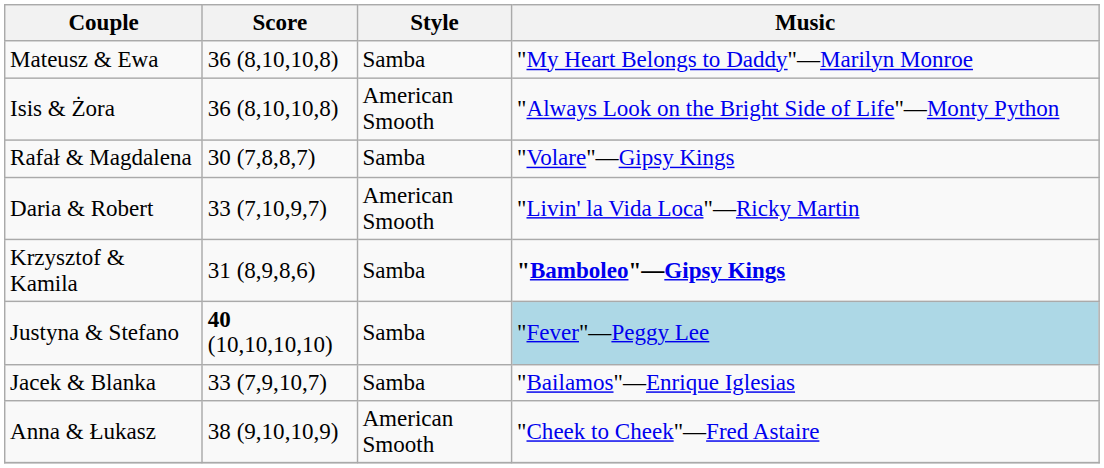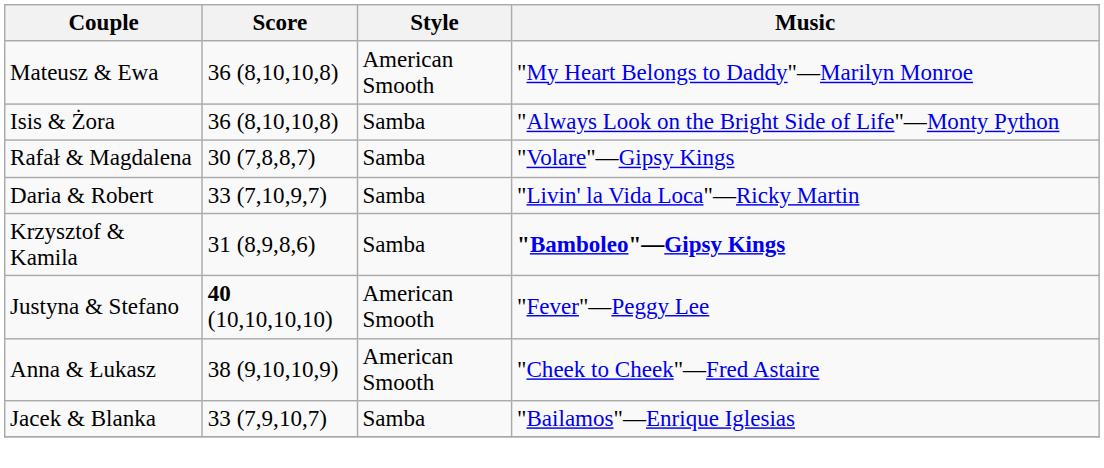(394, 59) Samba -> (408, 72) American Smooth
(408, 108) American Smooth -> (394, 121) Samba
(408, 207) American Smooth -> (394, 194) Samba
(394, 332) Samba -> (408, 306) American Smooth
(613, 332) lightblue background -> (613, 306) no background
rows swapped: (83, 382) <-> (83, 431)
